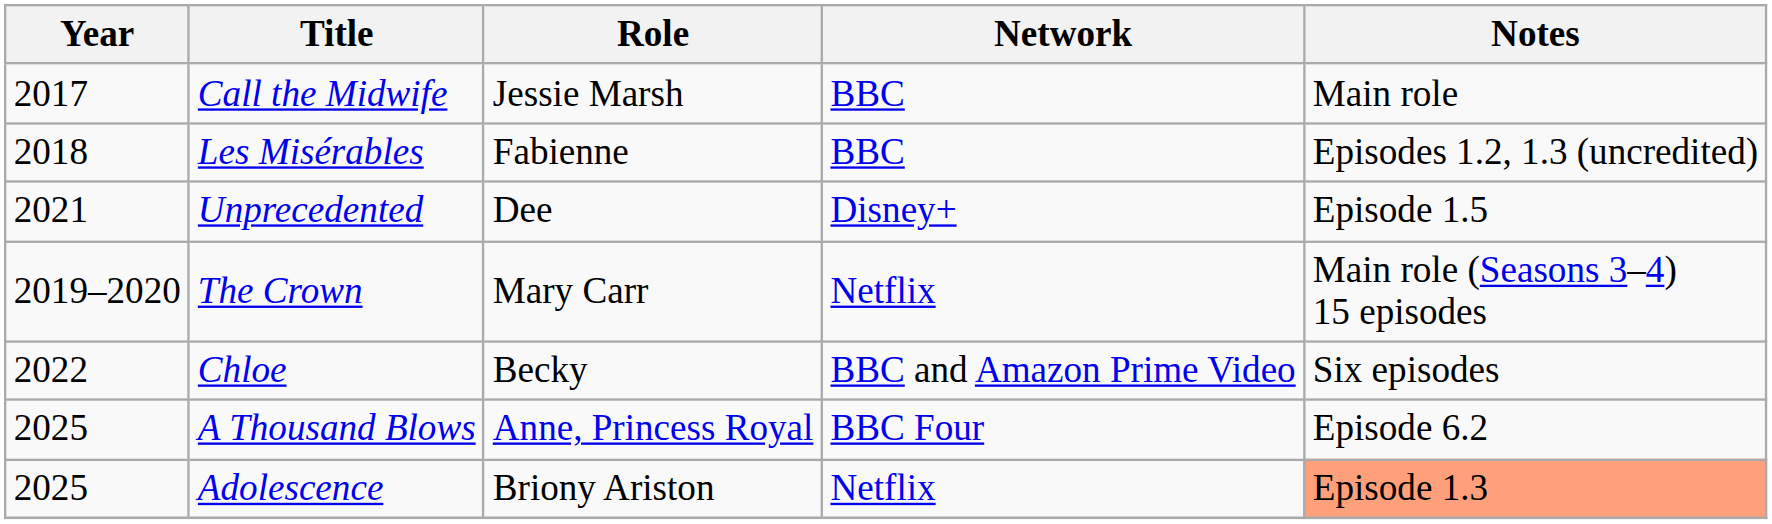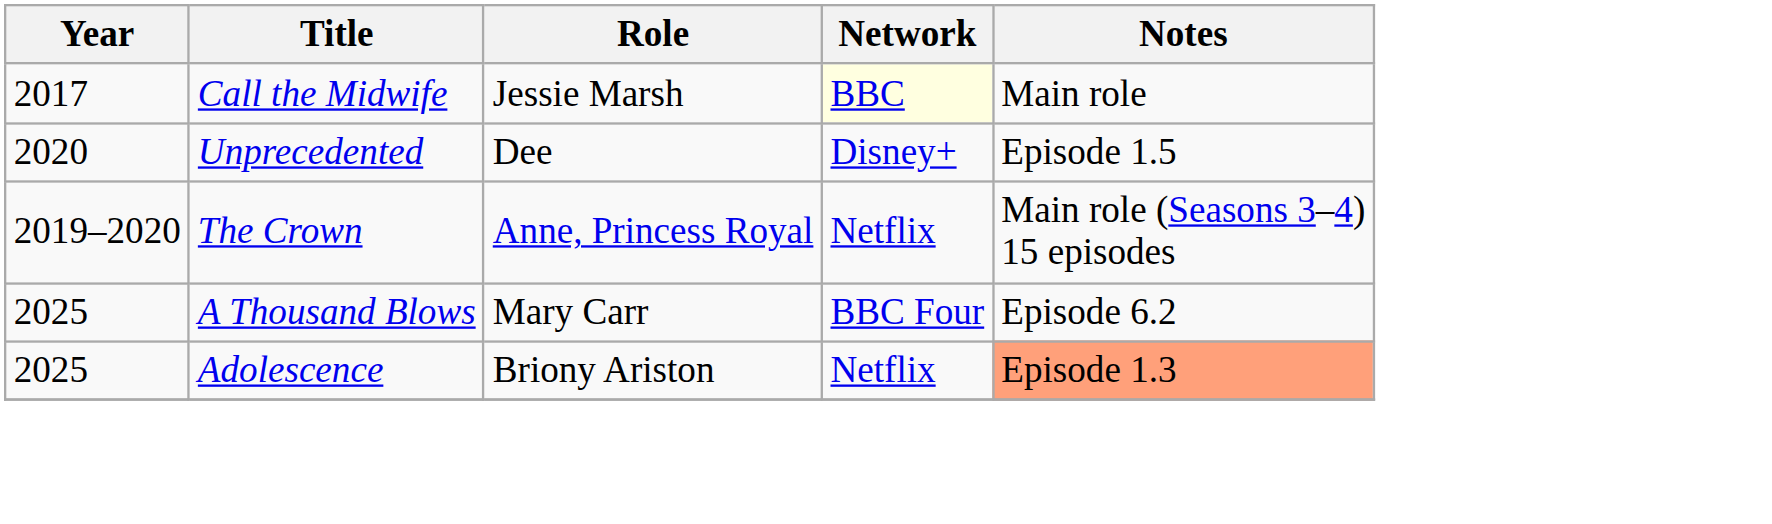(868, 92) no background -> (868, 92) lightyellow background
- row: (311, 151)
(51, 210) 2021 -> (51, 151) 2020
(571, 290) Mary Carr -> (653, 231) Anne, Princess Royal
- row: (242, 370)
(653, 428) Anne, Princess Royal -> (571, 311) Mary Carr
